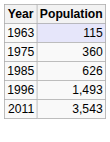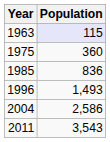(93, 71) 626 -> (93, 71) 836
+ row: (21, 109)
